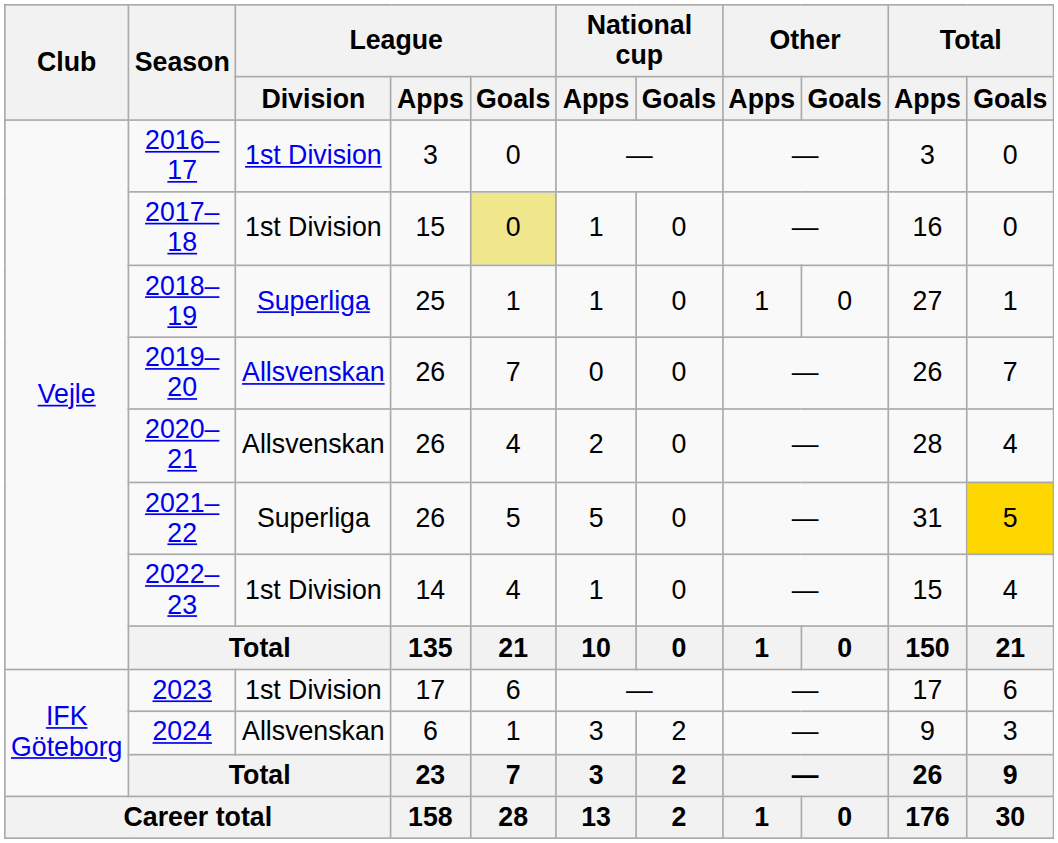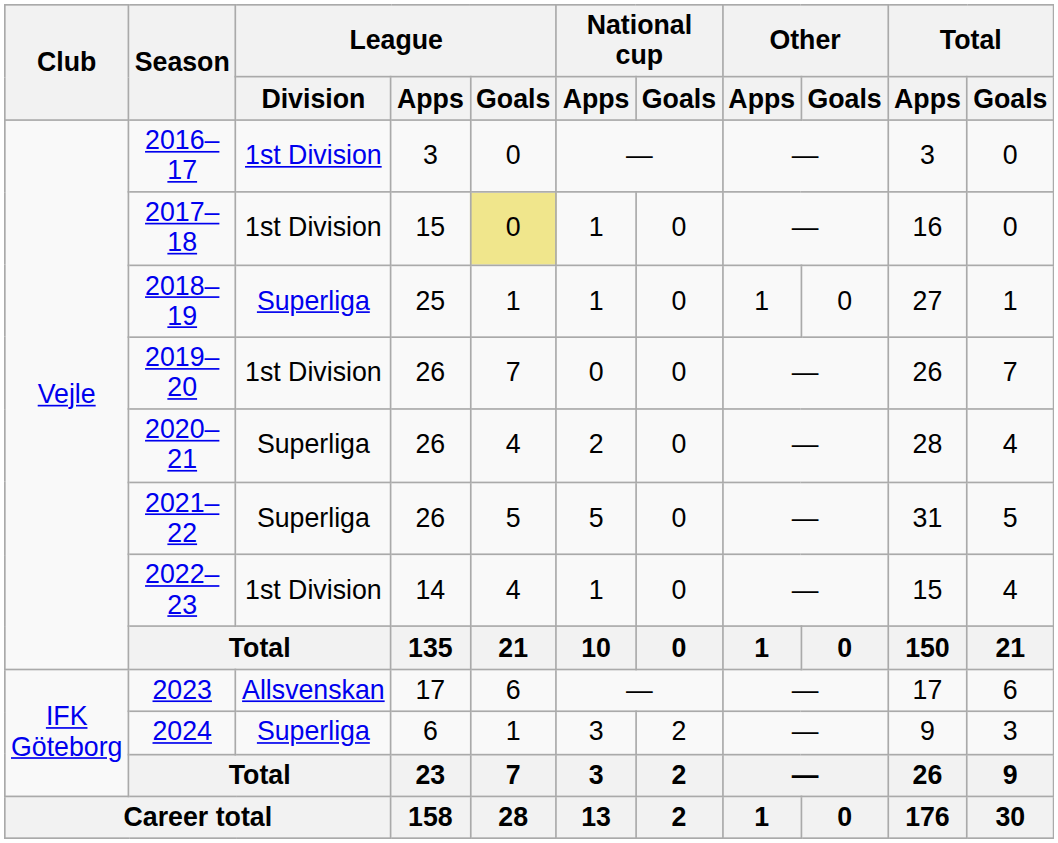(313, 372) Allsvenskan -> (313, 372) 1st Division
(313, 445) Allsvenskan -> (313, 445) Superliga
(1010, 517) gold background -> (1010, 517) no background
(313, 689) 1st Division -> (313, 689) Allsvenskan
(313, 732) Allsvenskan -> (313, 732) Superliga
